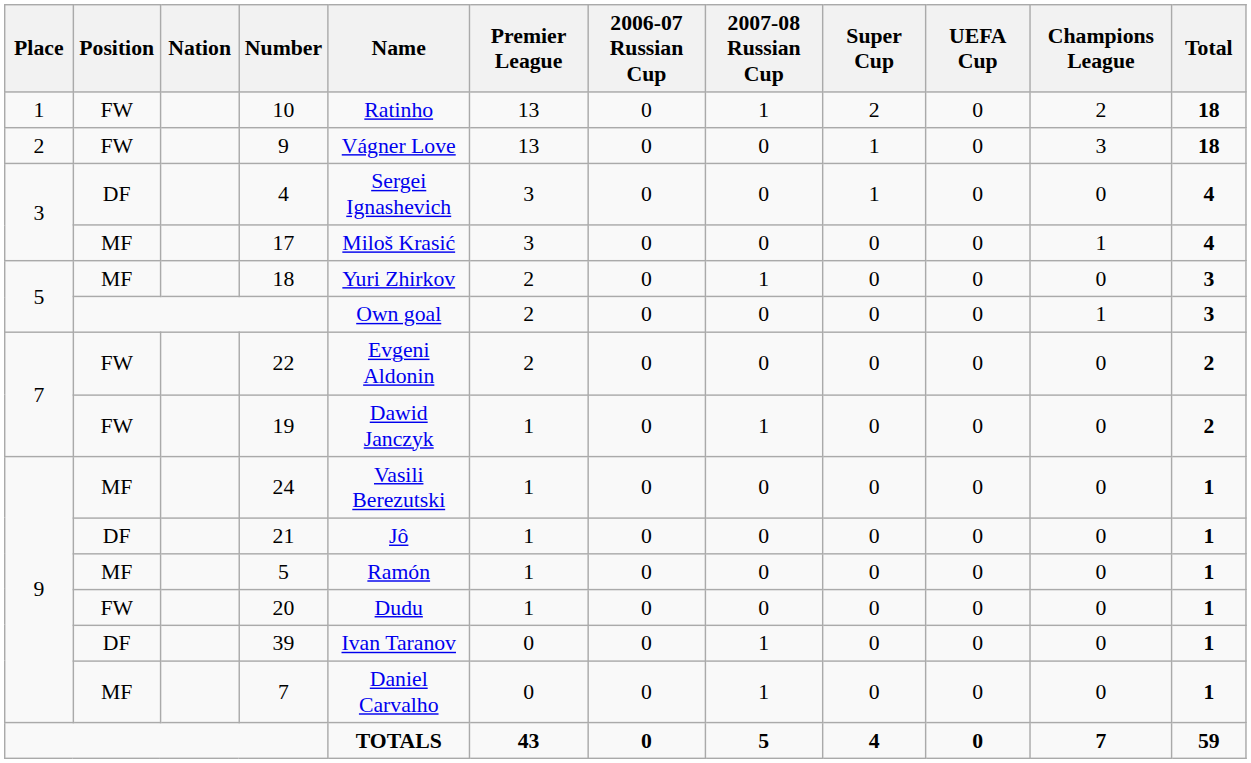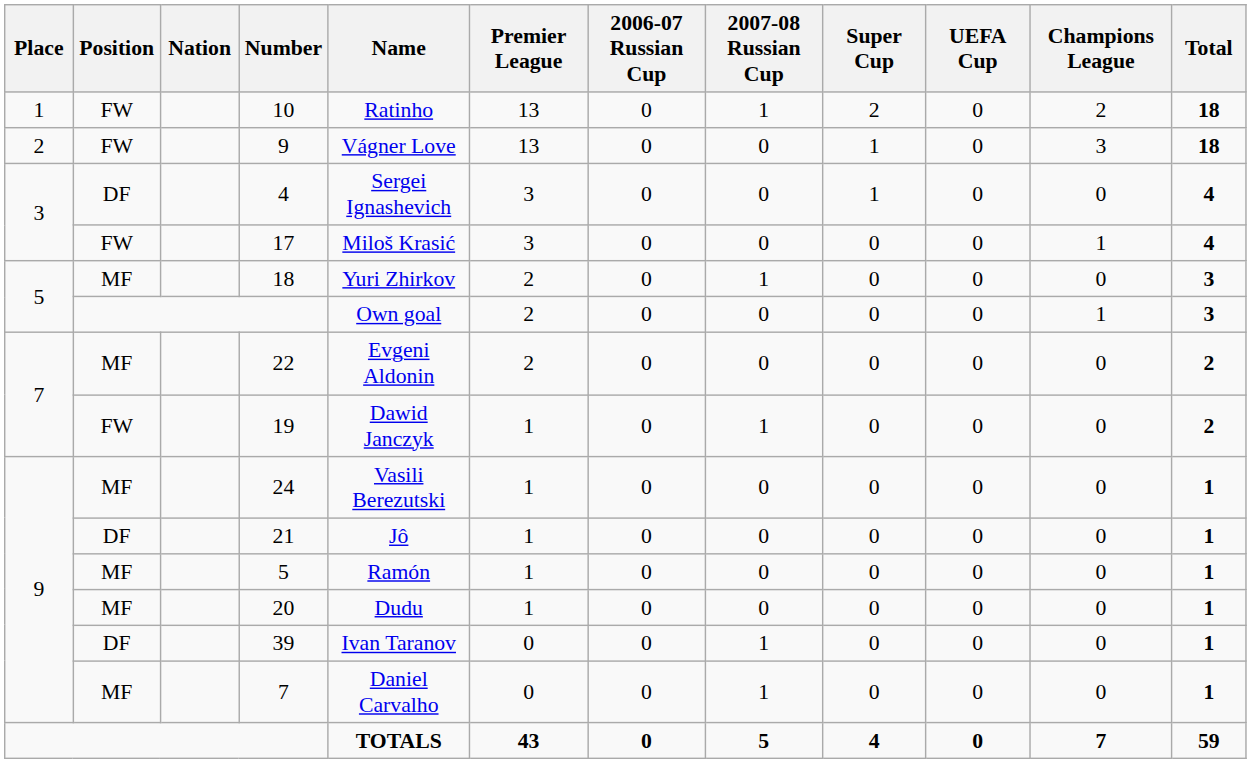(117, 243) MF -> (117, 243) FW
(117, 363) FW -> (117, 363) MF
(117, 607) FW -> (117, 607) MF
